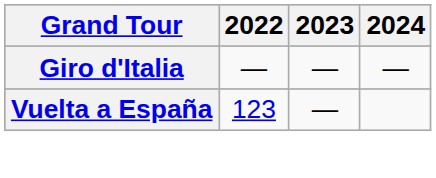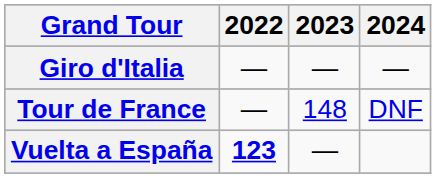+ row: (112, 109)
(254, 109) normal -> (254, 151) bold
